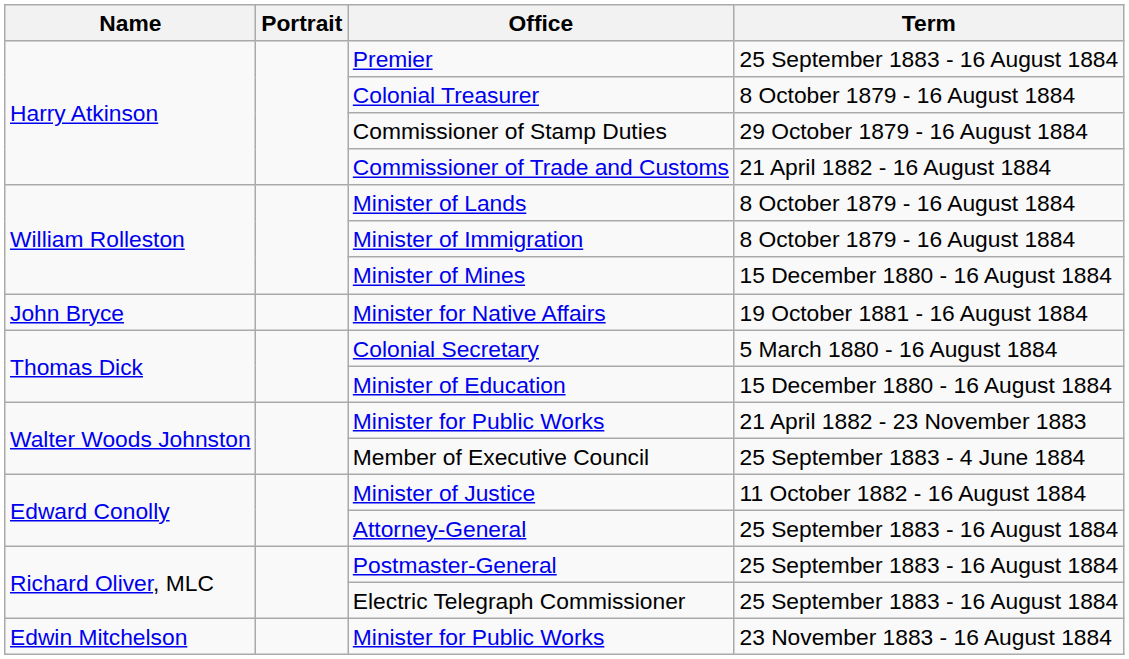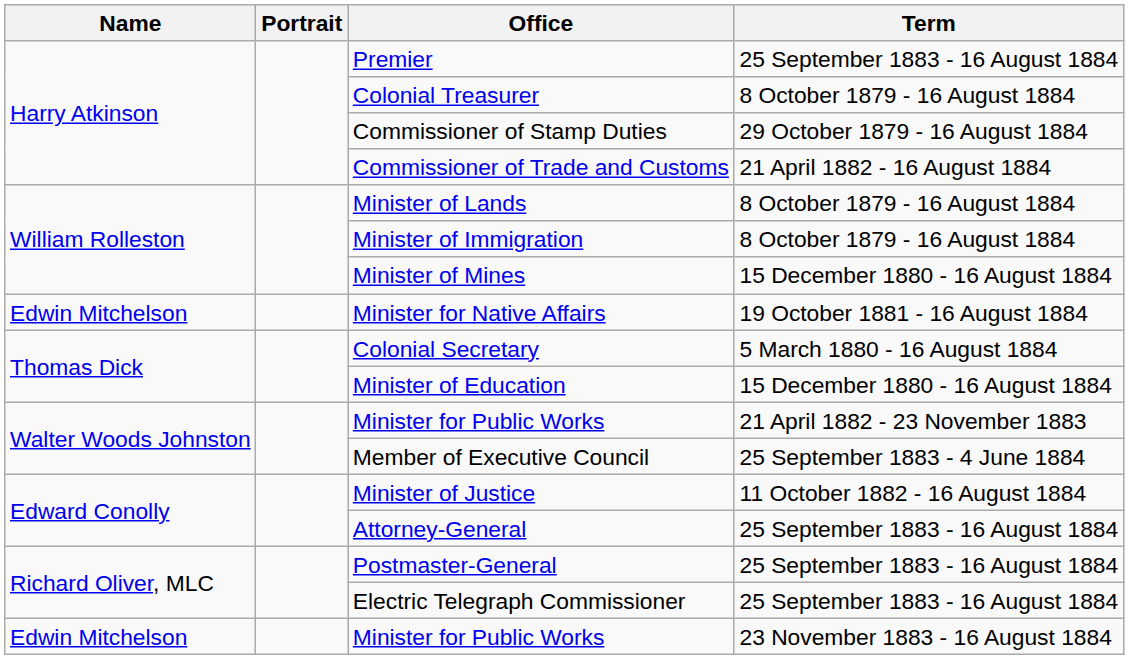(67, 312) John Bryce -> (99, 312) Edwin Mitchelson
